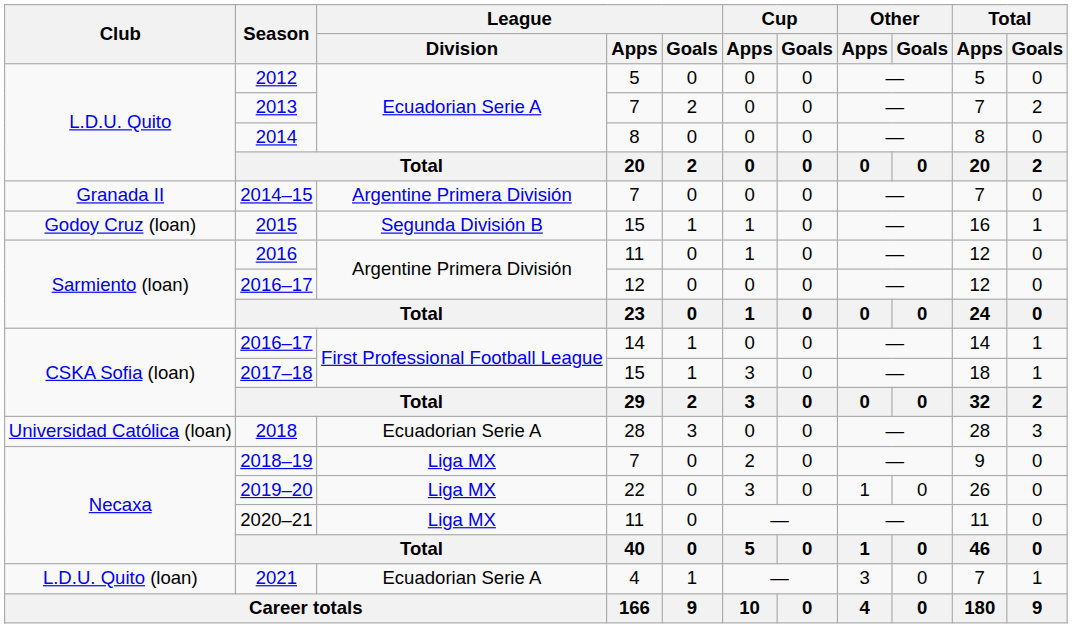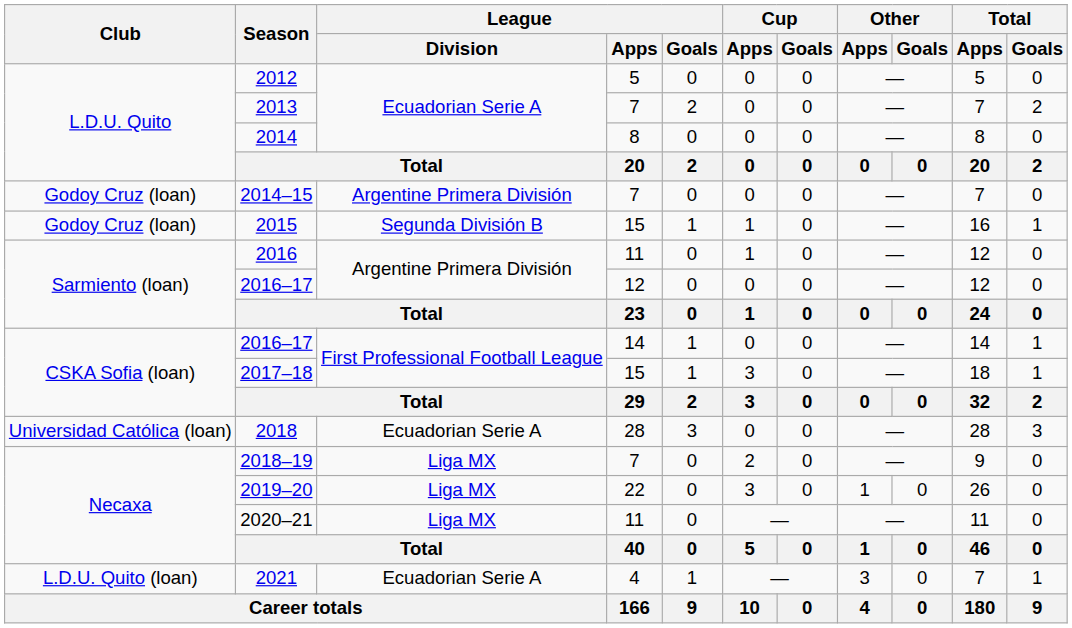(120, 195) Granada II -> (120, 195) Godoy Cruz (loan)
